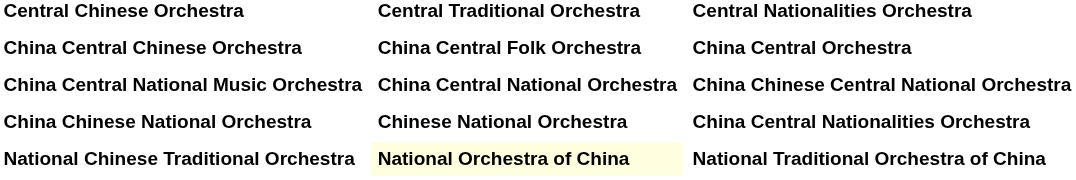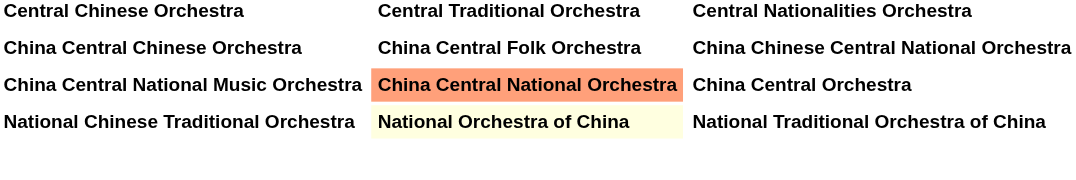(802, 48) China Central Orchestra -> (882, 48) China Chinese Central National Orchestra
(527, 84) no background -> (527, 84) lightsalmon background
(882, 84) China Chinese Central National Orchestra -> (802, 84) China Central Orchestra
- row: (157, 121)
